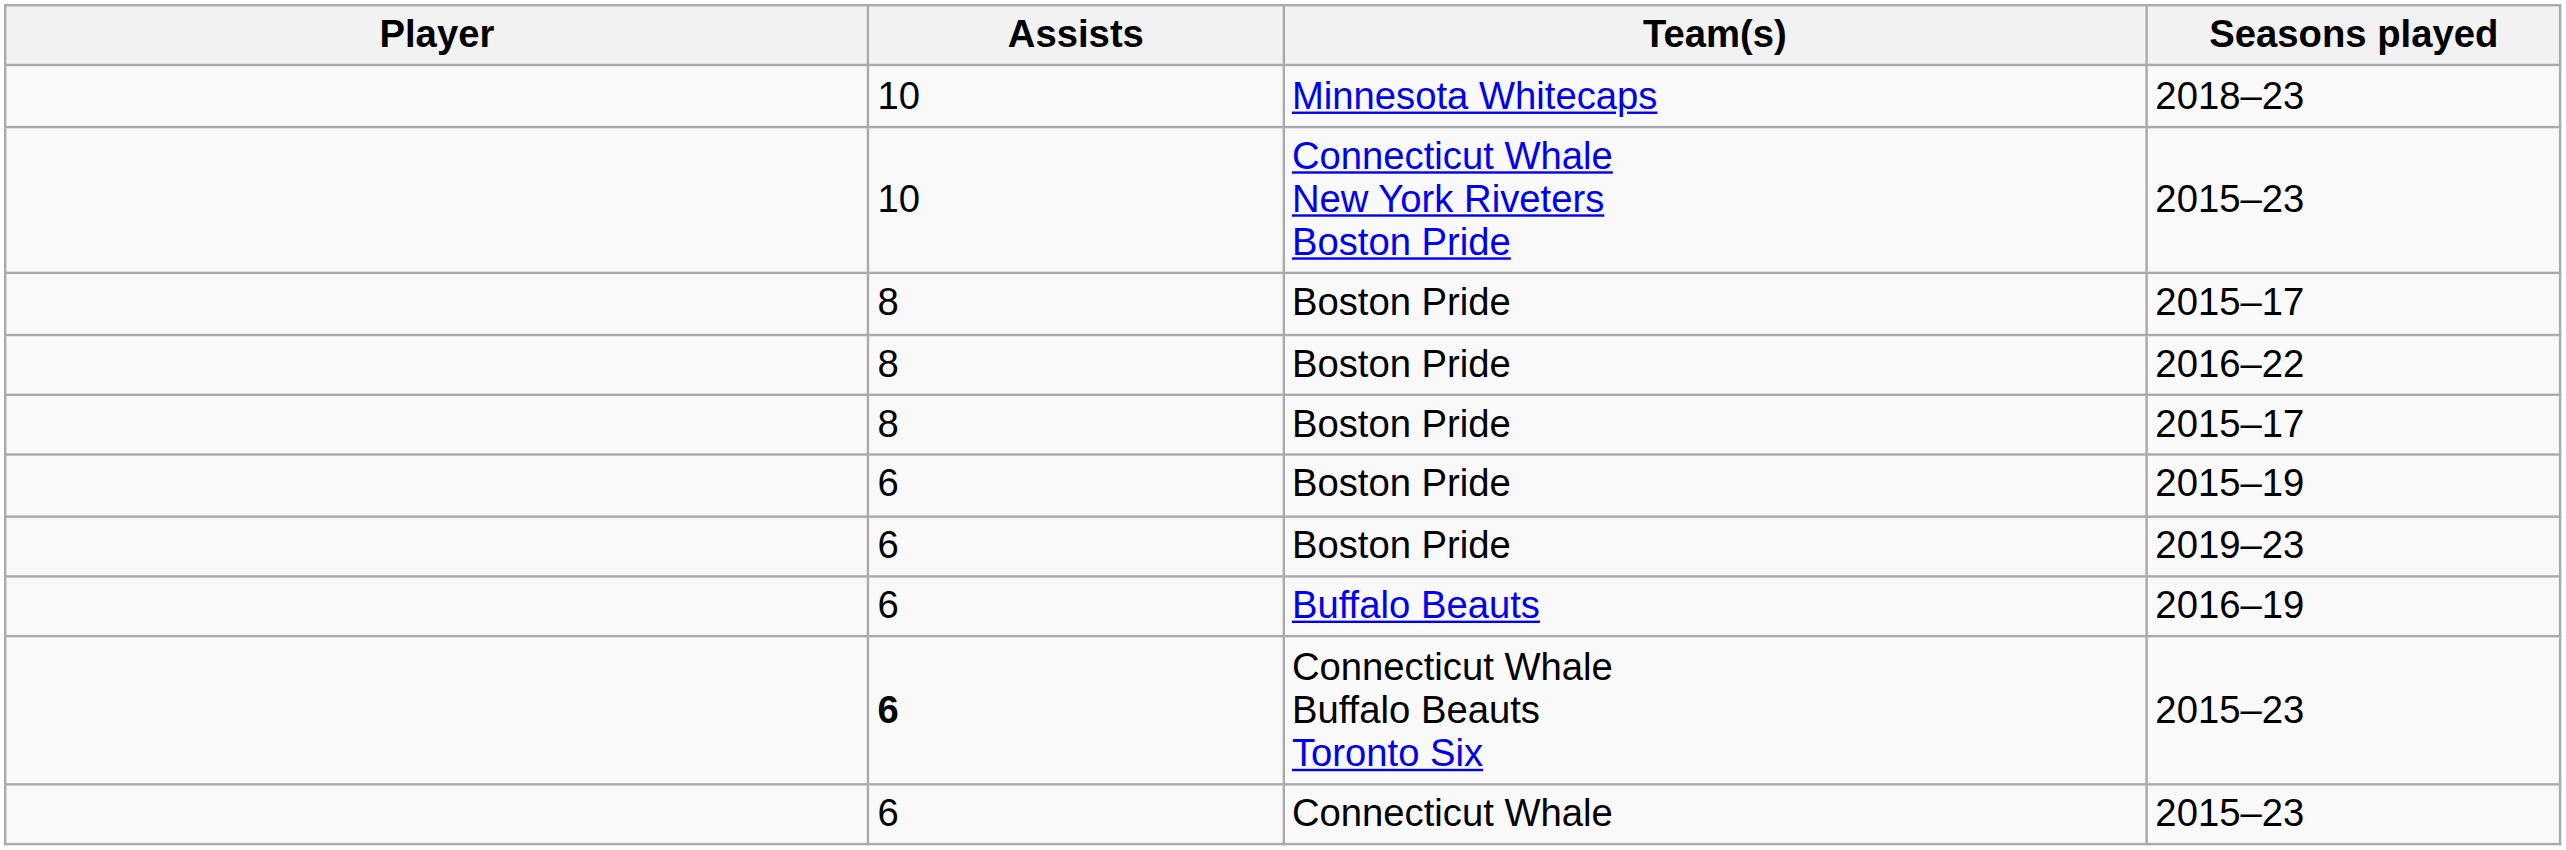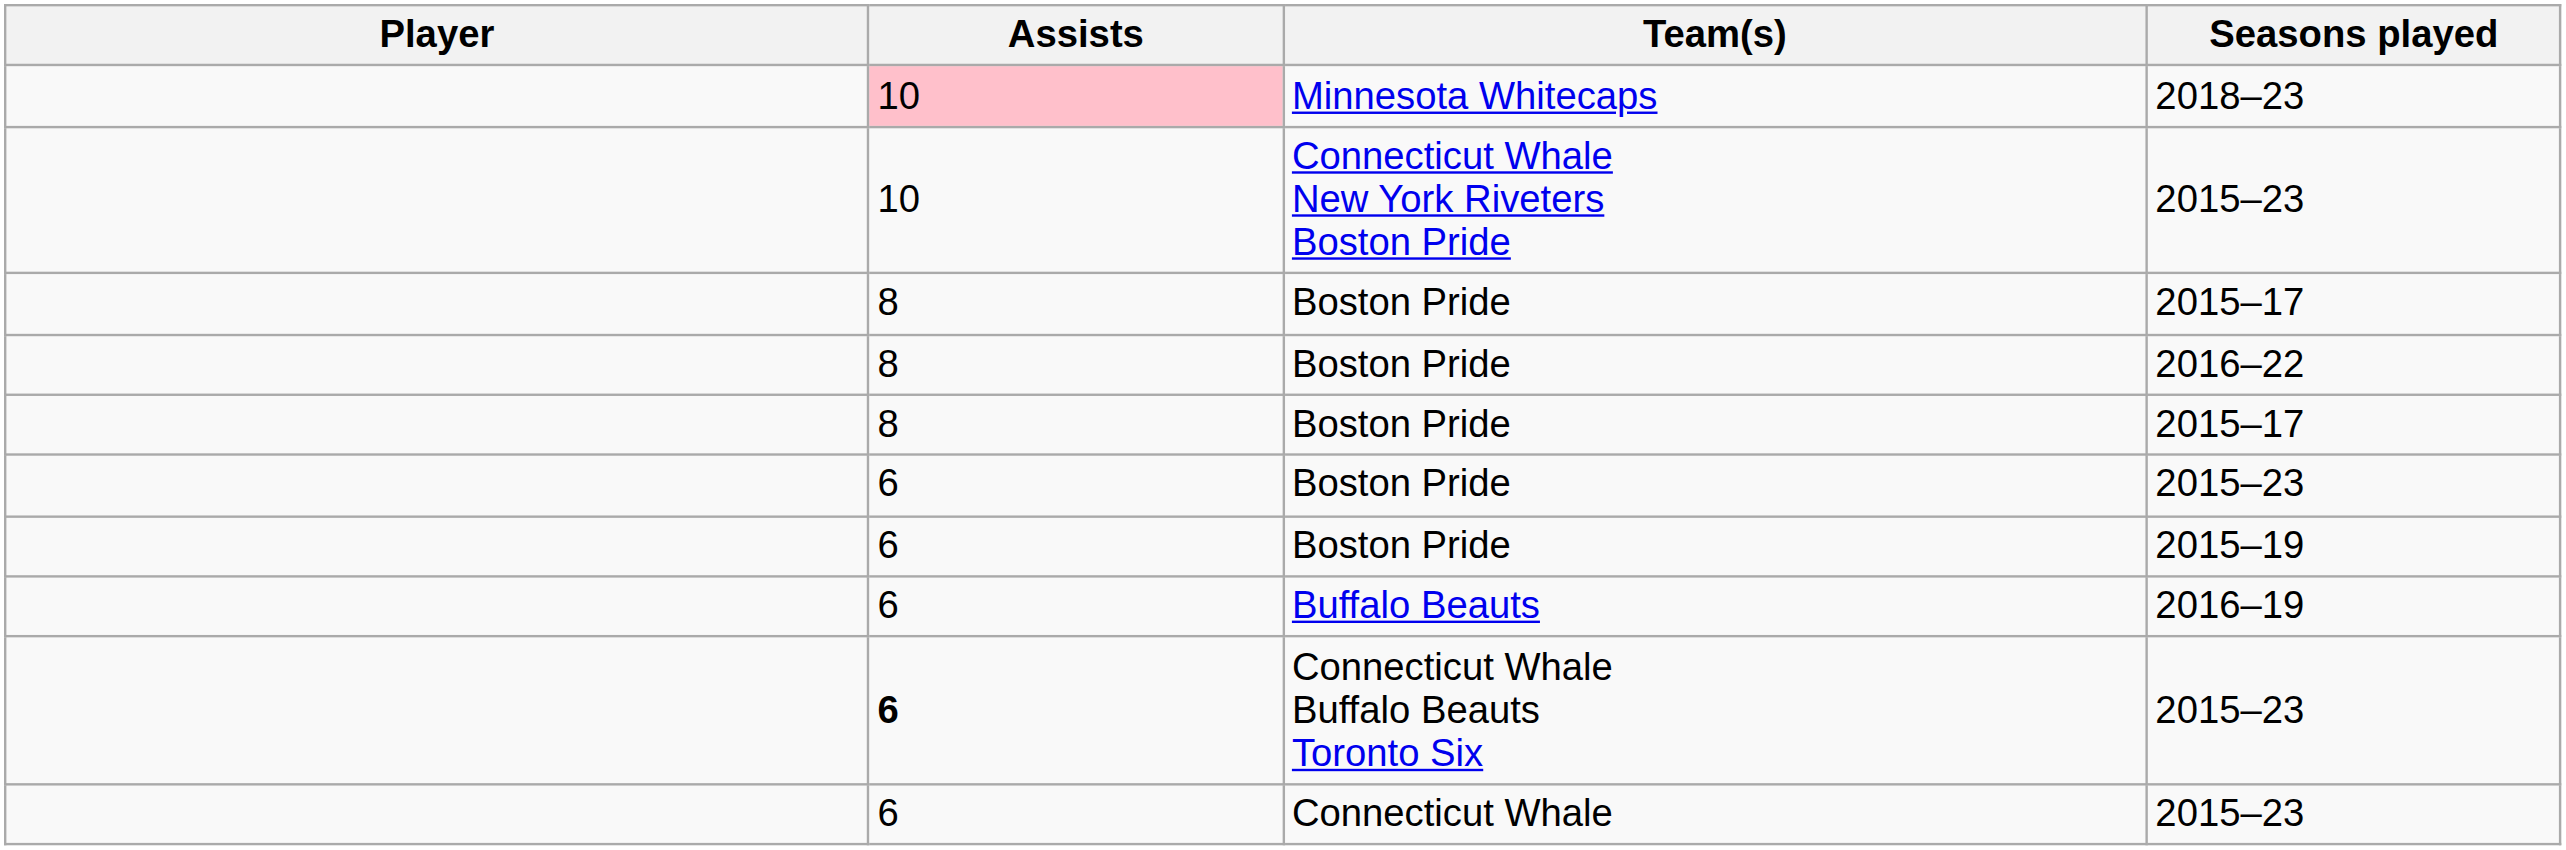(899, 95) no background -> (899, 95) pink background
+ row: (1401, 484)
- row: (1401, 545)
